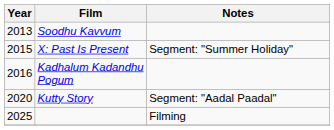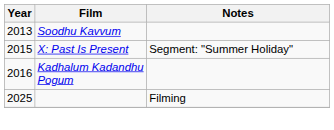- row: (20, 98)
